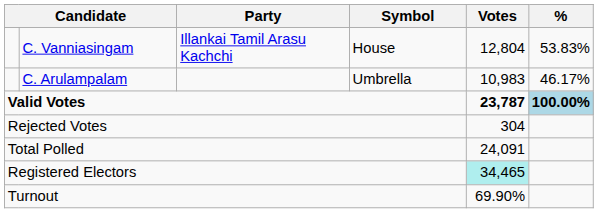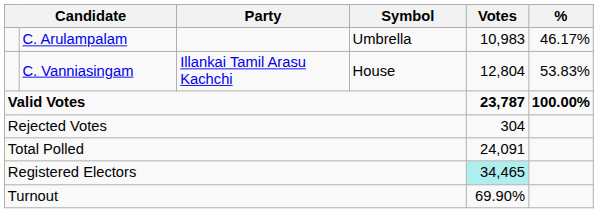rows swapped: (78, 47) <-> (75, 79)
(561, 102) lightblue background -> (561, 102) no background
